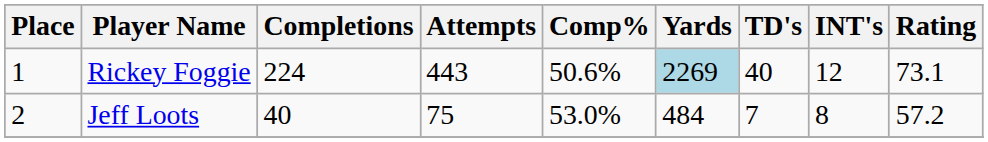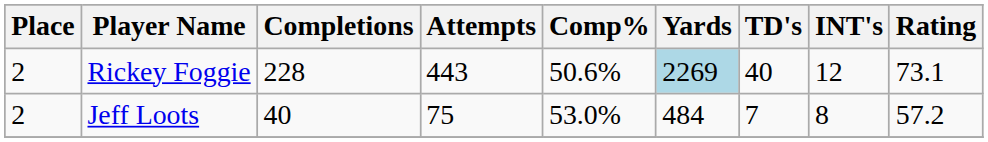(18, 70) 1 -> (18, 70) 2
(284, 70) 224 -> (284, 70) 228
